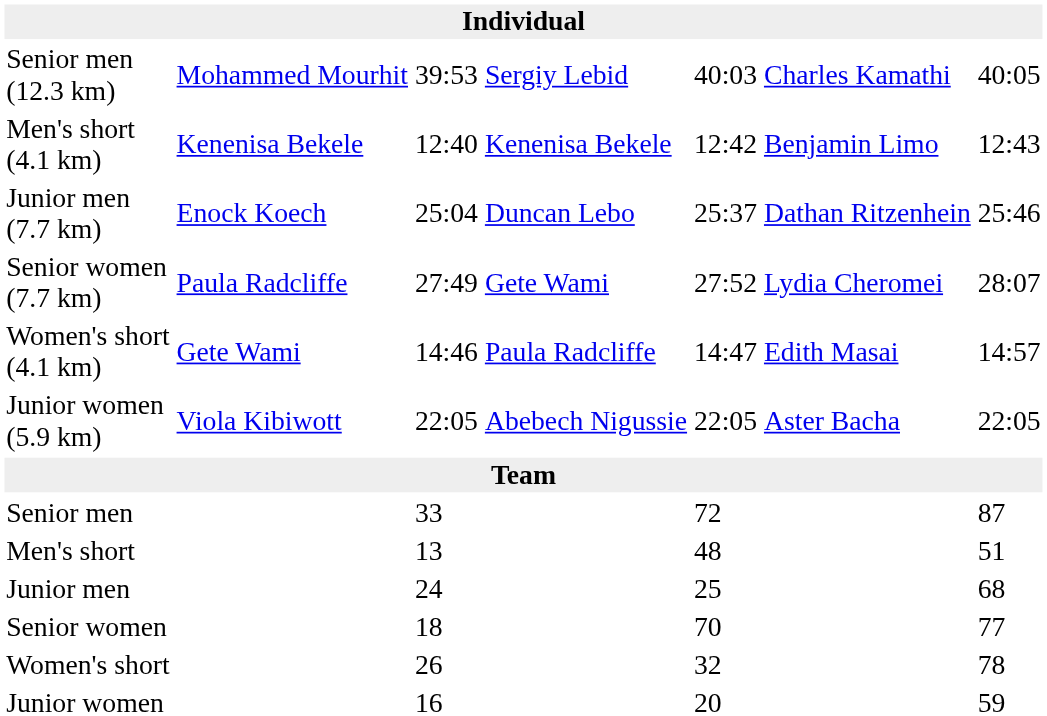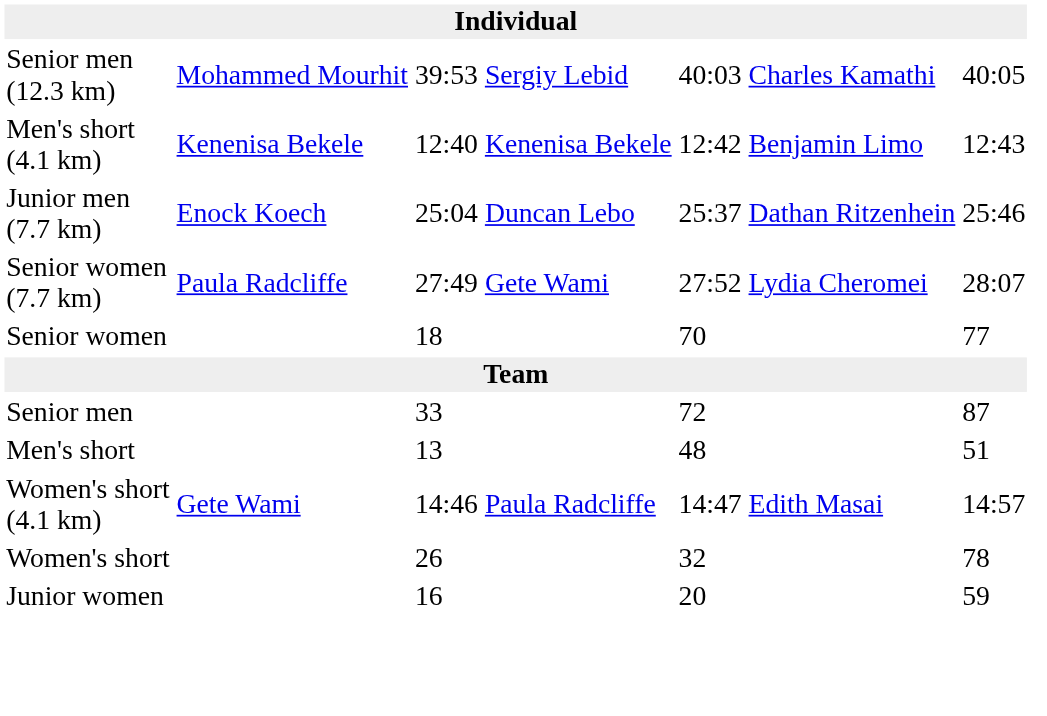rows swapped: (88, 351) <-> (87, 626)
- row: (85, 421)
- row: (68, 588)
